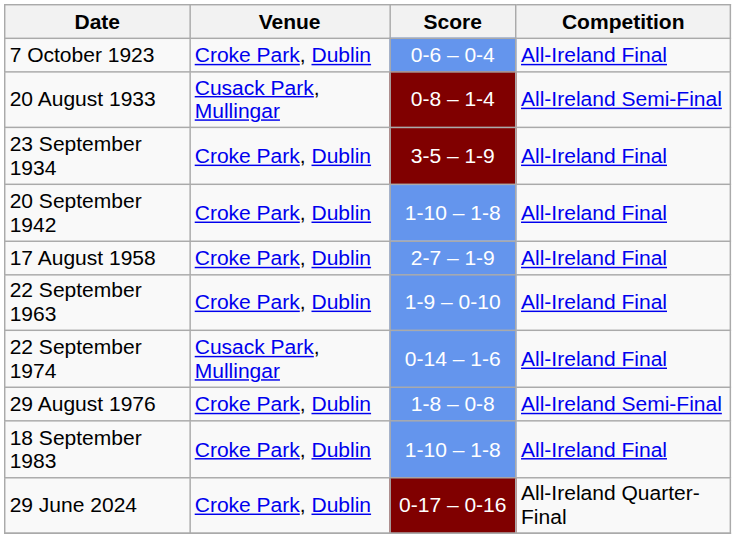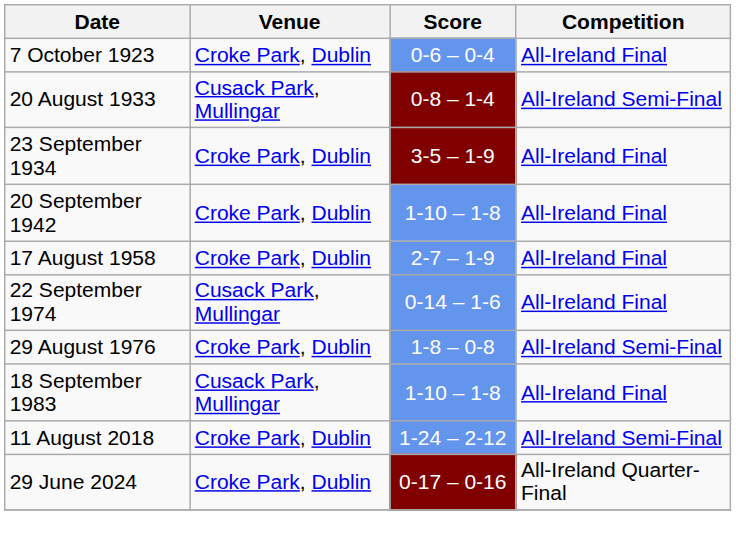- row: (76, 303)
(283, 449) Croke Park, Dublin -> (257, 393) Cusack Park, Mullingar
+ row: (82, 437)
